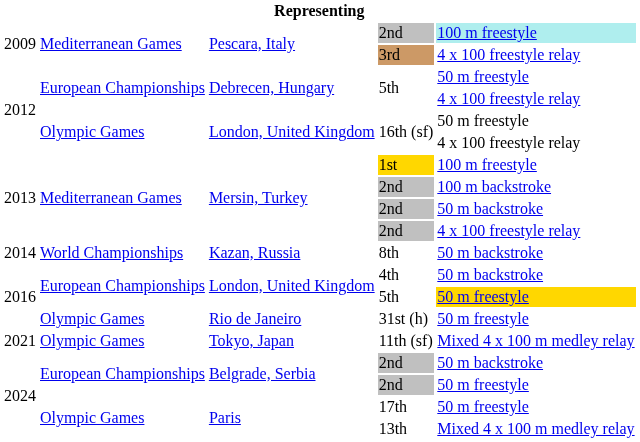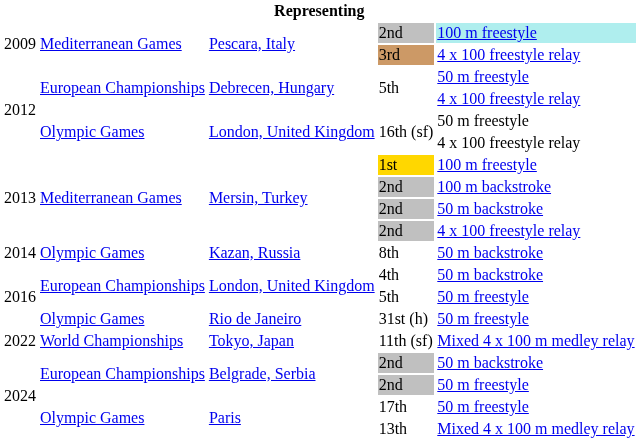(112, 252) World Championships -> (92, 252) Olympic Games
(483, 296) gold background -> (483, 296) no background
(20, 340) 2021 -> (20, 340) 2022
(92, 340) Olympic Games -> (112, 340) World Championships
